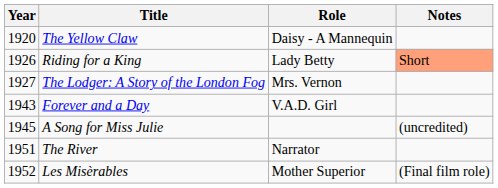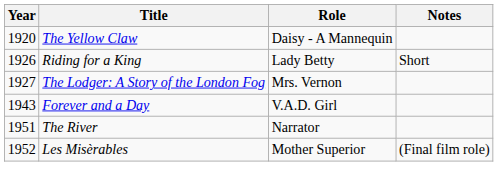(414, 60) lightsalmon background -> (414, 60) no background
- row: (103, 127)
